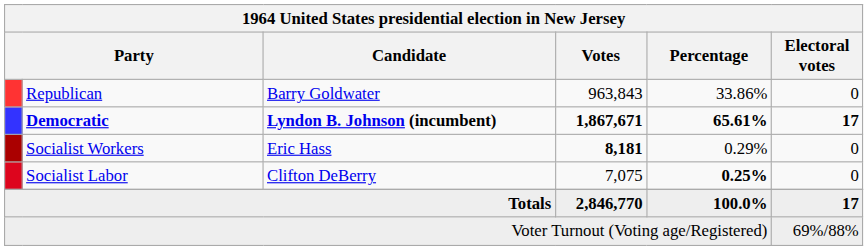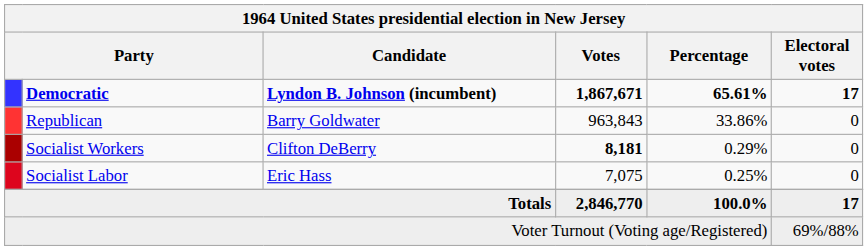rows swapped: (67, 120) <-> (64, 93)
(299, 148) Eric Hass -> (322, 148) Clifton DeBerry
(322, 176) Clifton DeBerry -> (299, 176) Eric Hass
(744, 176) bold -> (746, 176) normal
